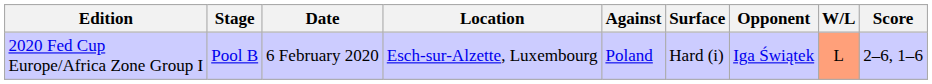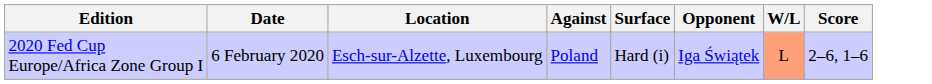- column: (235, 17)
